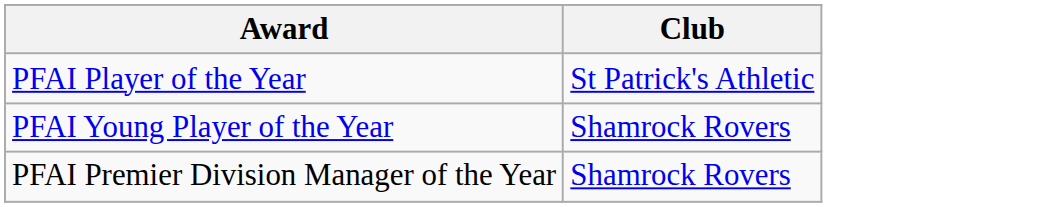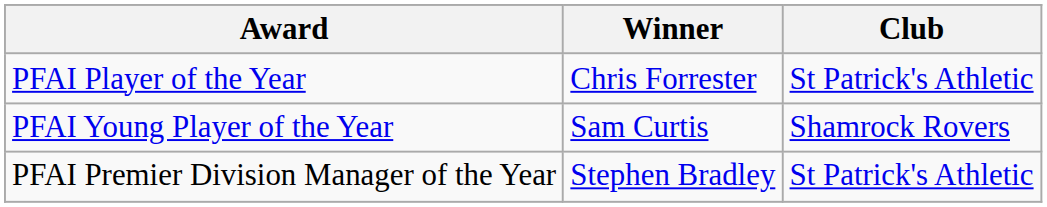+ column: (673, 28)
(681, 175) Shamrock Rovers -> (912, 175) St Patrick's Athletic
